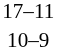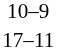rows swapped: (28, 10) <-> (28, 40)
